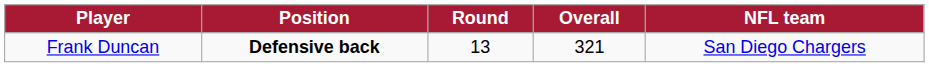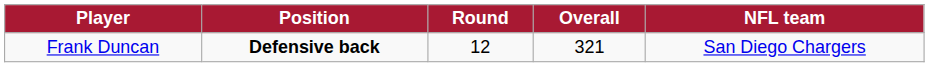(480, 47) 13 -> (480, 47) 12
